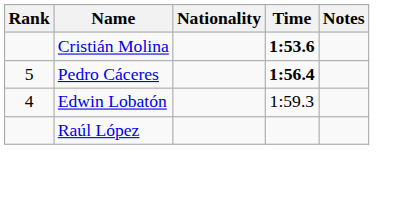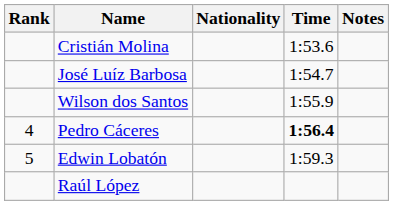(292, 46) bold -> (311, 46) normal
+ row: (122, 74)
+ row: (123, 102)
(29, 74) 5 -> (29, 130) 4
(29, 102) 4 -> (29, 158) 5
